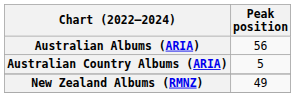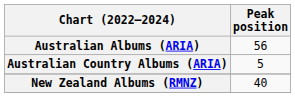(261, 83) 49 -> (261, 83) 40
